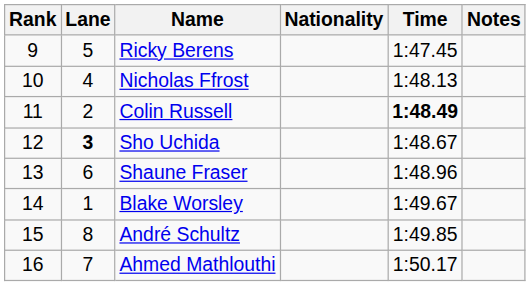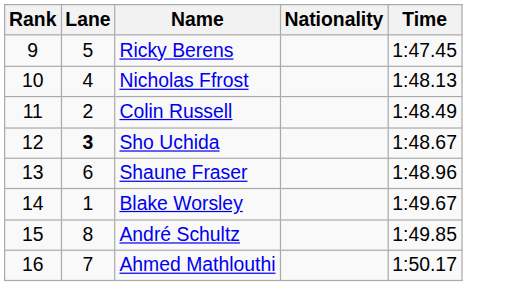- column: (494, 19)
(425, 111) bold -> (425, 111) normal
